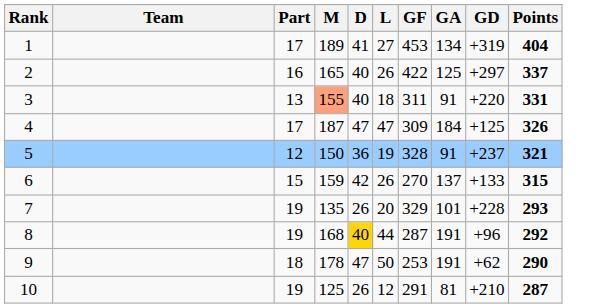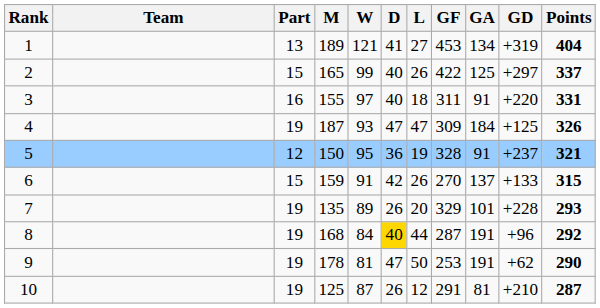+ column: (365, 18)
(294, 45) 17 -> (294, 45) 13
(294, 72) 16 -> (294, 72) 15
(294, 99) 13 -> (294, 99) 16
(331, 99) lightsalmon background -> (331, 99) no background
(294, 126) 17 -> (294, 126) 19
(294, 262) 18 -> (294, 262) 19
